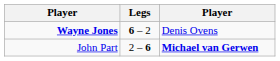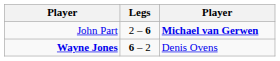rows swapped: (97, 47) <-> (87, 30)
